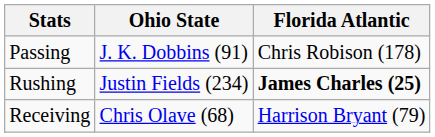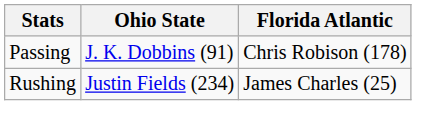(339, 83) bold -> (320, 83) normal
- row: (50, 115)
